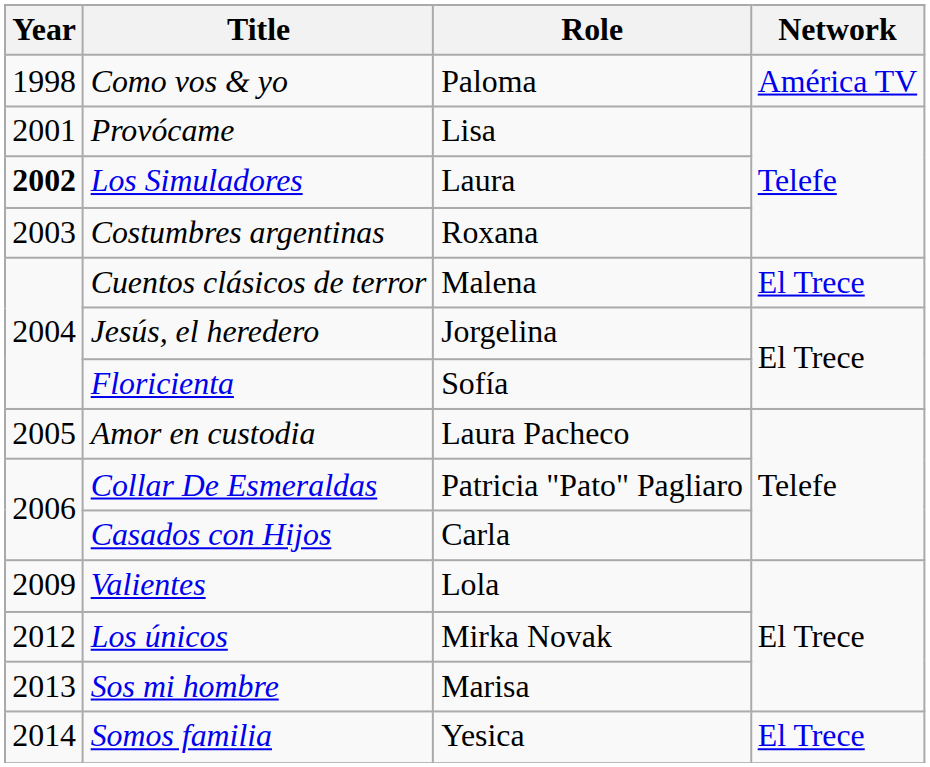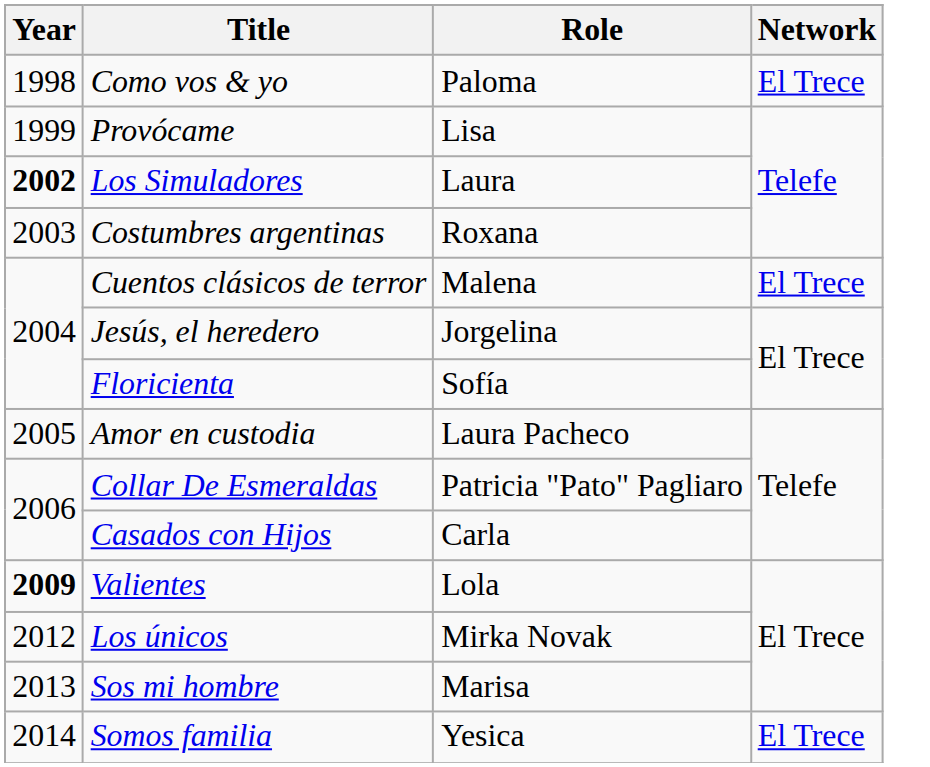(837, 80) América TV -> (811, 80) El Trece
(44, 130) 2001 -> (44, 130) 1999
(44, 585) normal -> (44, 585) bold
